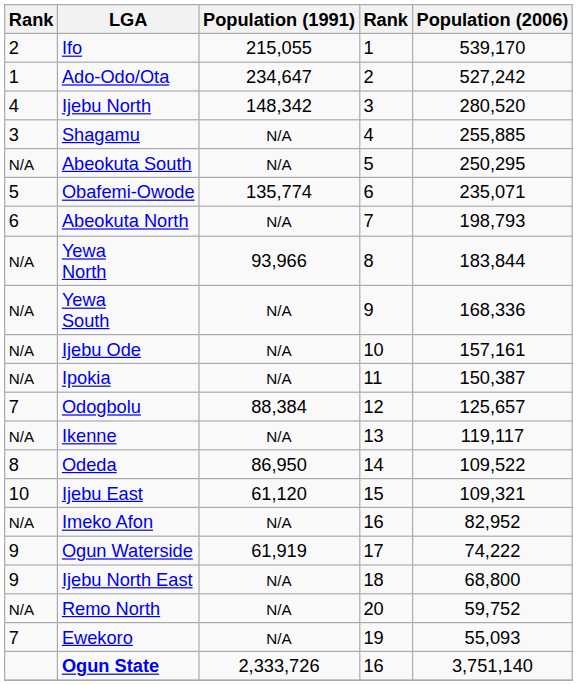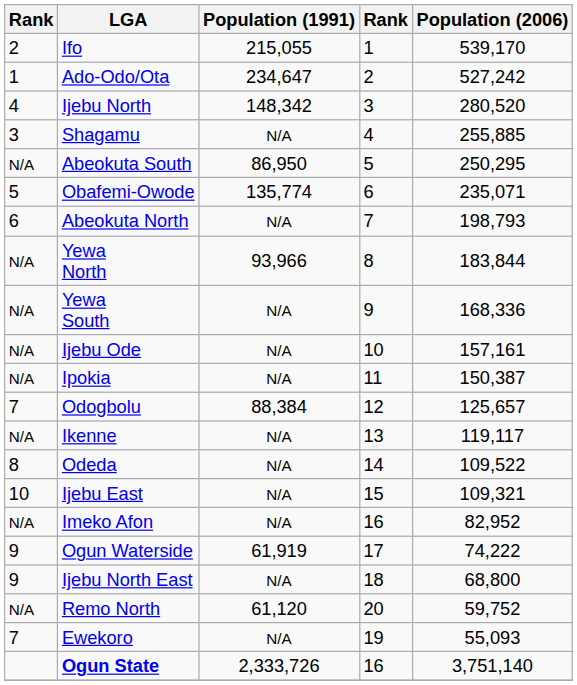(279, 164) N/A -> (279, 164) 86,950
(279, 464) 86,950 -> (279, 464) N/A
(279, 493) 61,120 -> (279, 493) N/A
(279, 609) N/A -> (279, 609) 61,120
